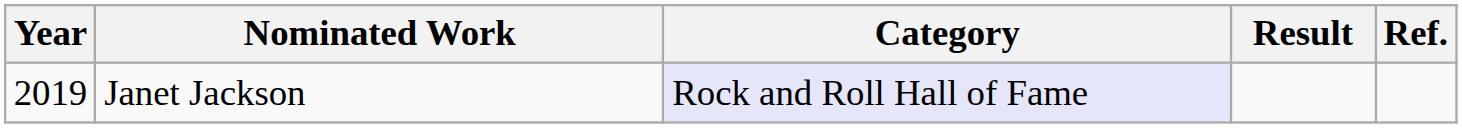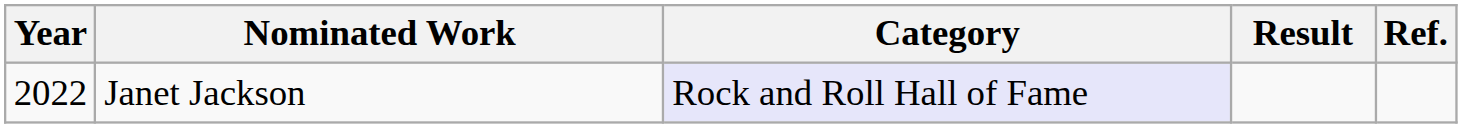(50, 92) 2019 -> (50, 92) 2022
